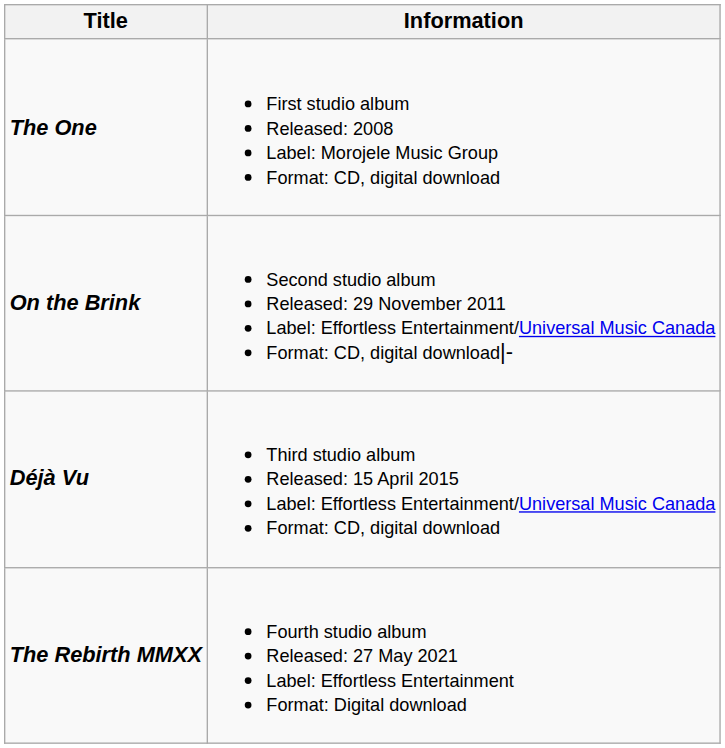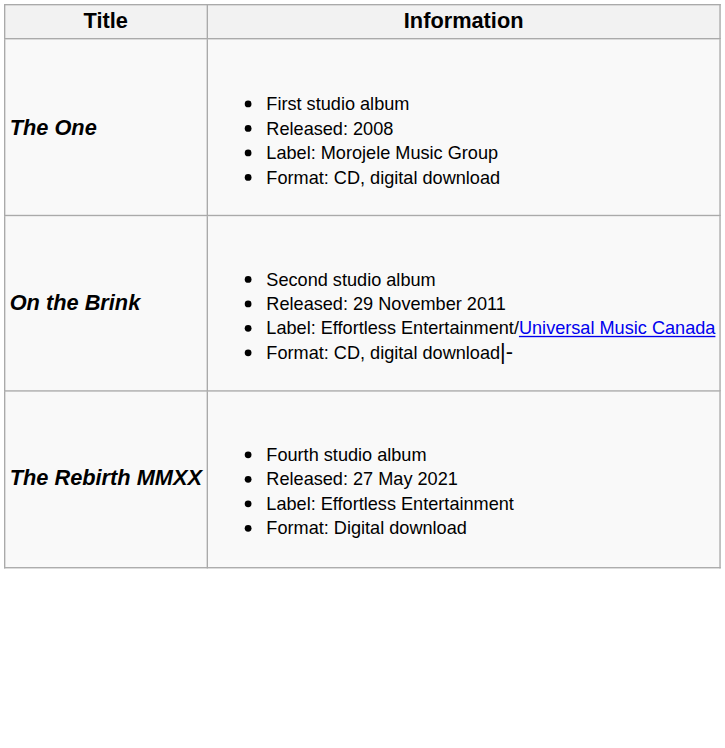- row: (49, 478)
